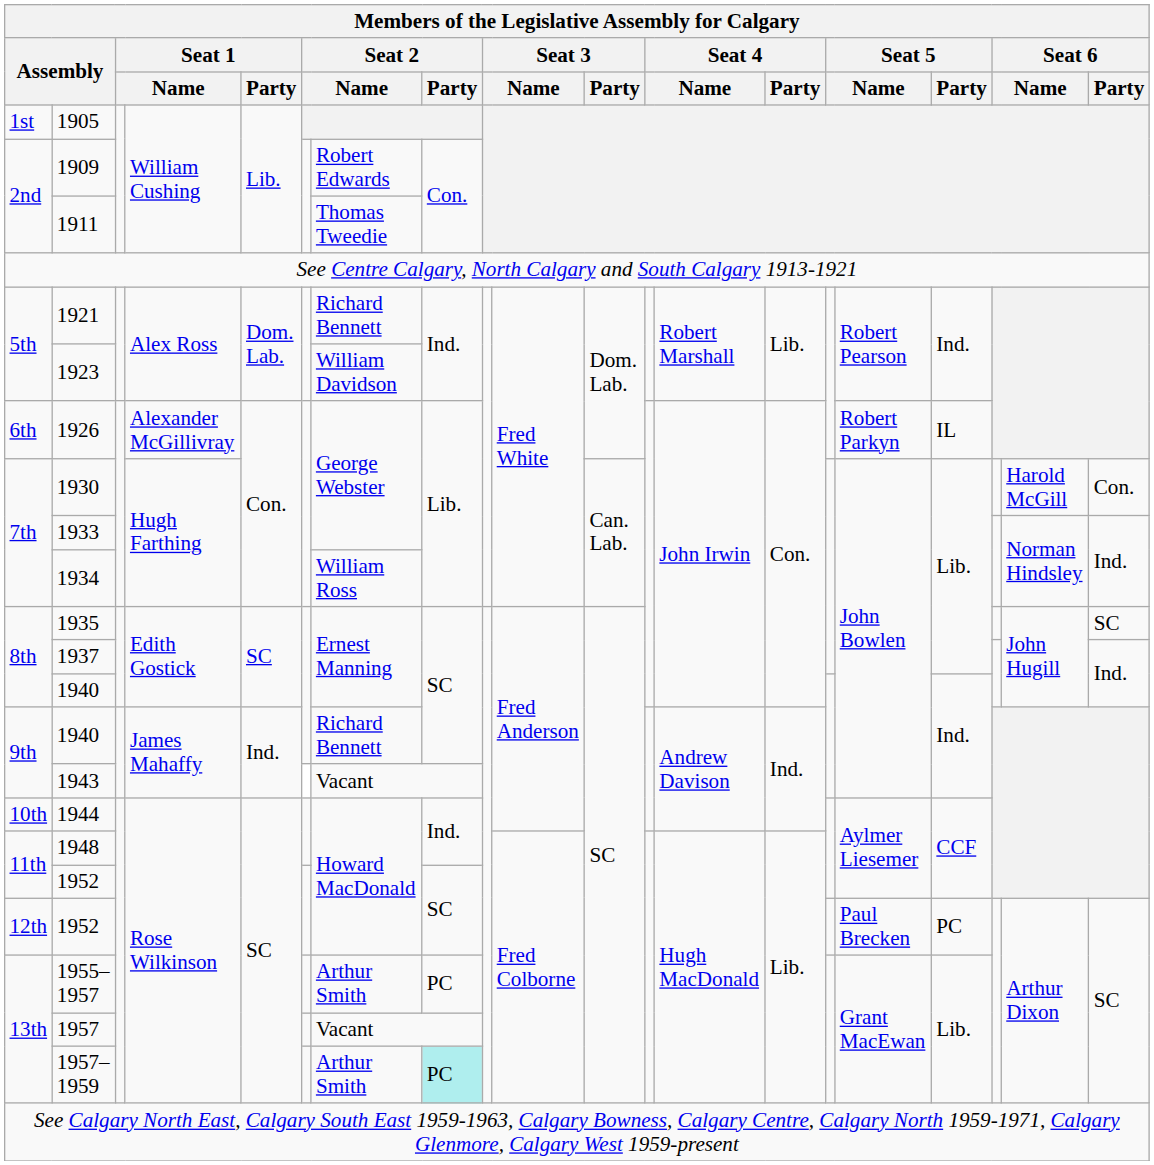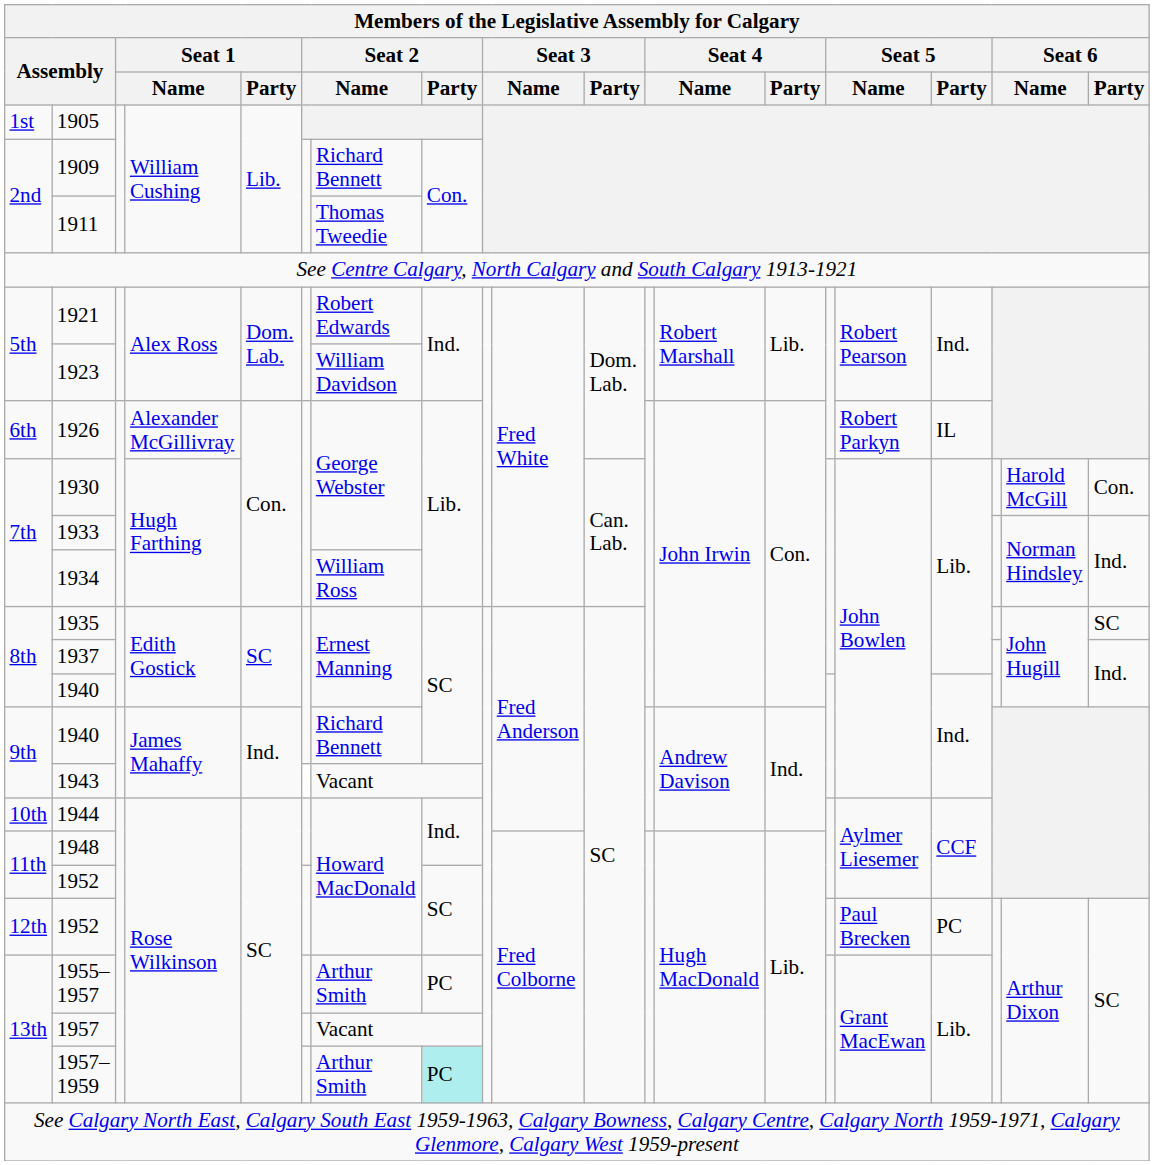(353, 167) Robert Edwards -> (349, 167) Richard Bennett
(349, 315) Richard Bennett -> (353, 315) Robert Edwards
